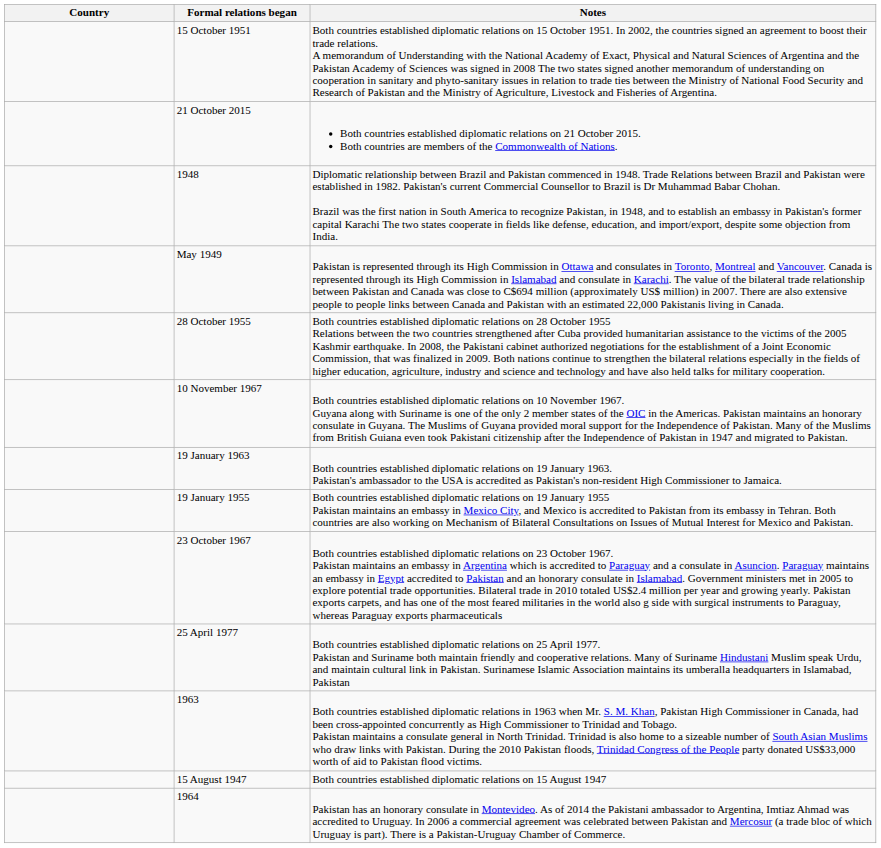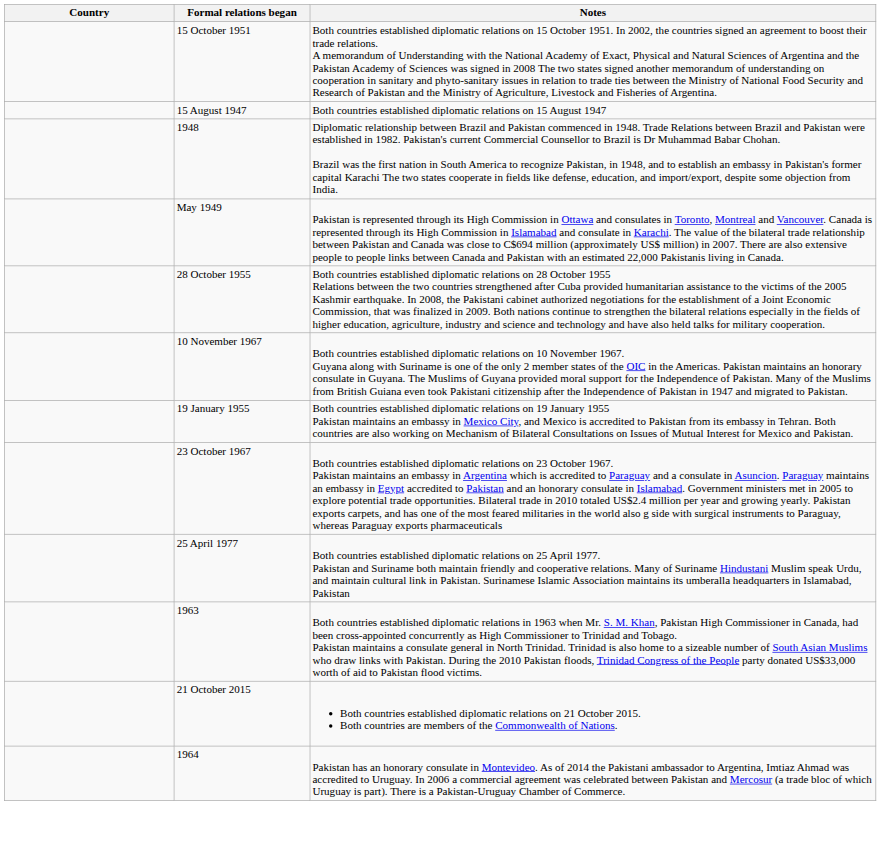rows swapped: (214, 110) <-> (212, 779)
- row: (213, 455)
